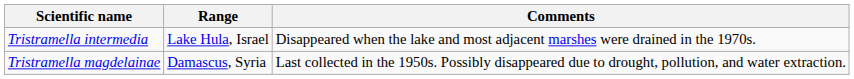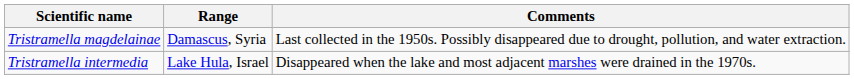rows swapped: (78, 39) <-> (84, 62)
